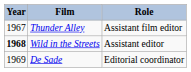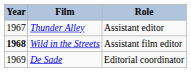(143, 28) Assistant film editor -> (134, 28) Assistant editor
(134, 44) Assistant editor -> (143, 44) Assistant film editor
